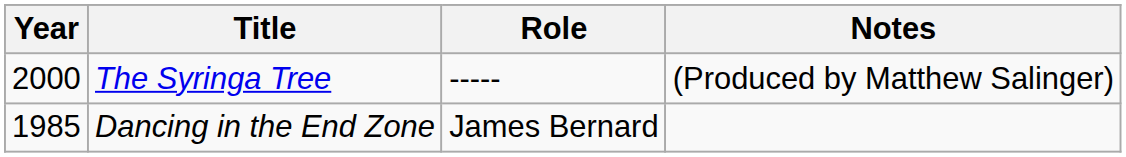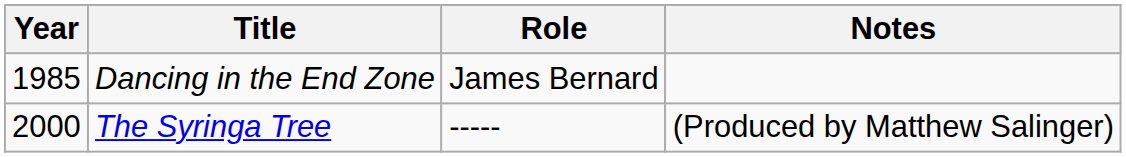rows swapped: (265, 126) <-> (213, 77)
